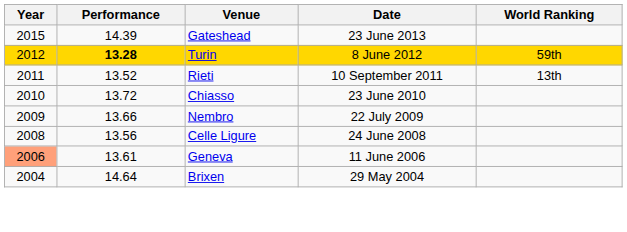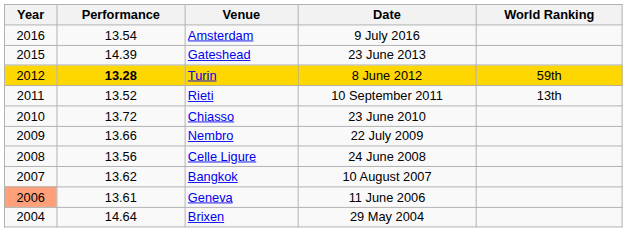+ row: (221, 35)
+ row: (213, 177)
